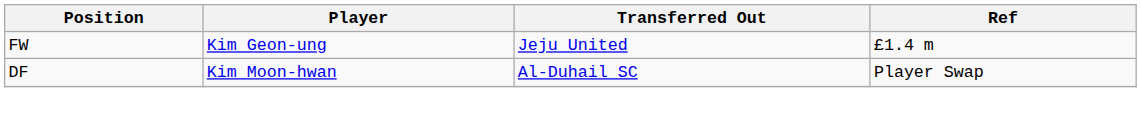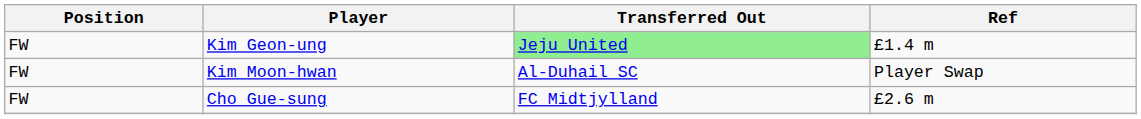(573, 45) no background -> (573, 45) lightgreen background
(19, 72) DF -> (19, 72) FW
+ row: (267, 100)
